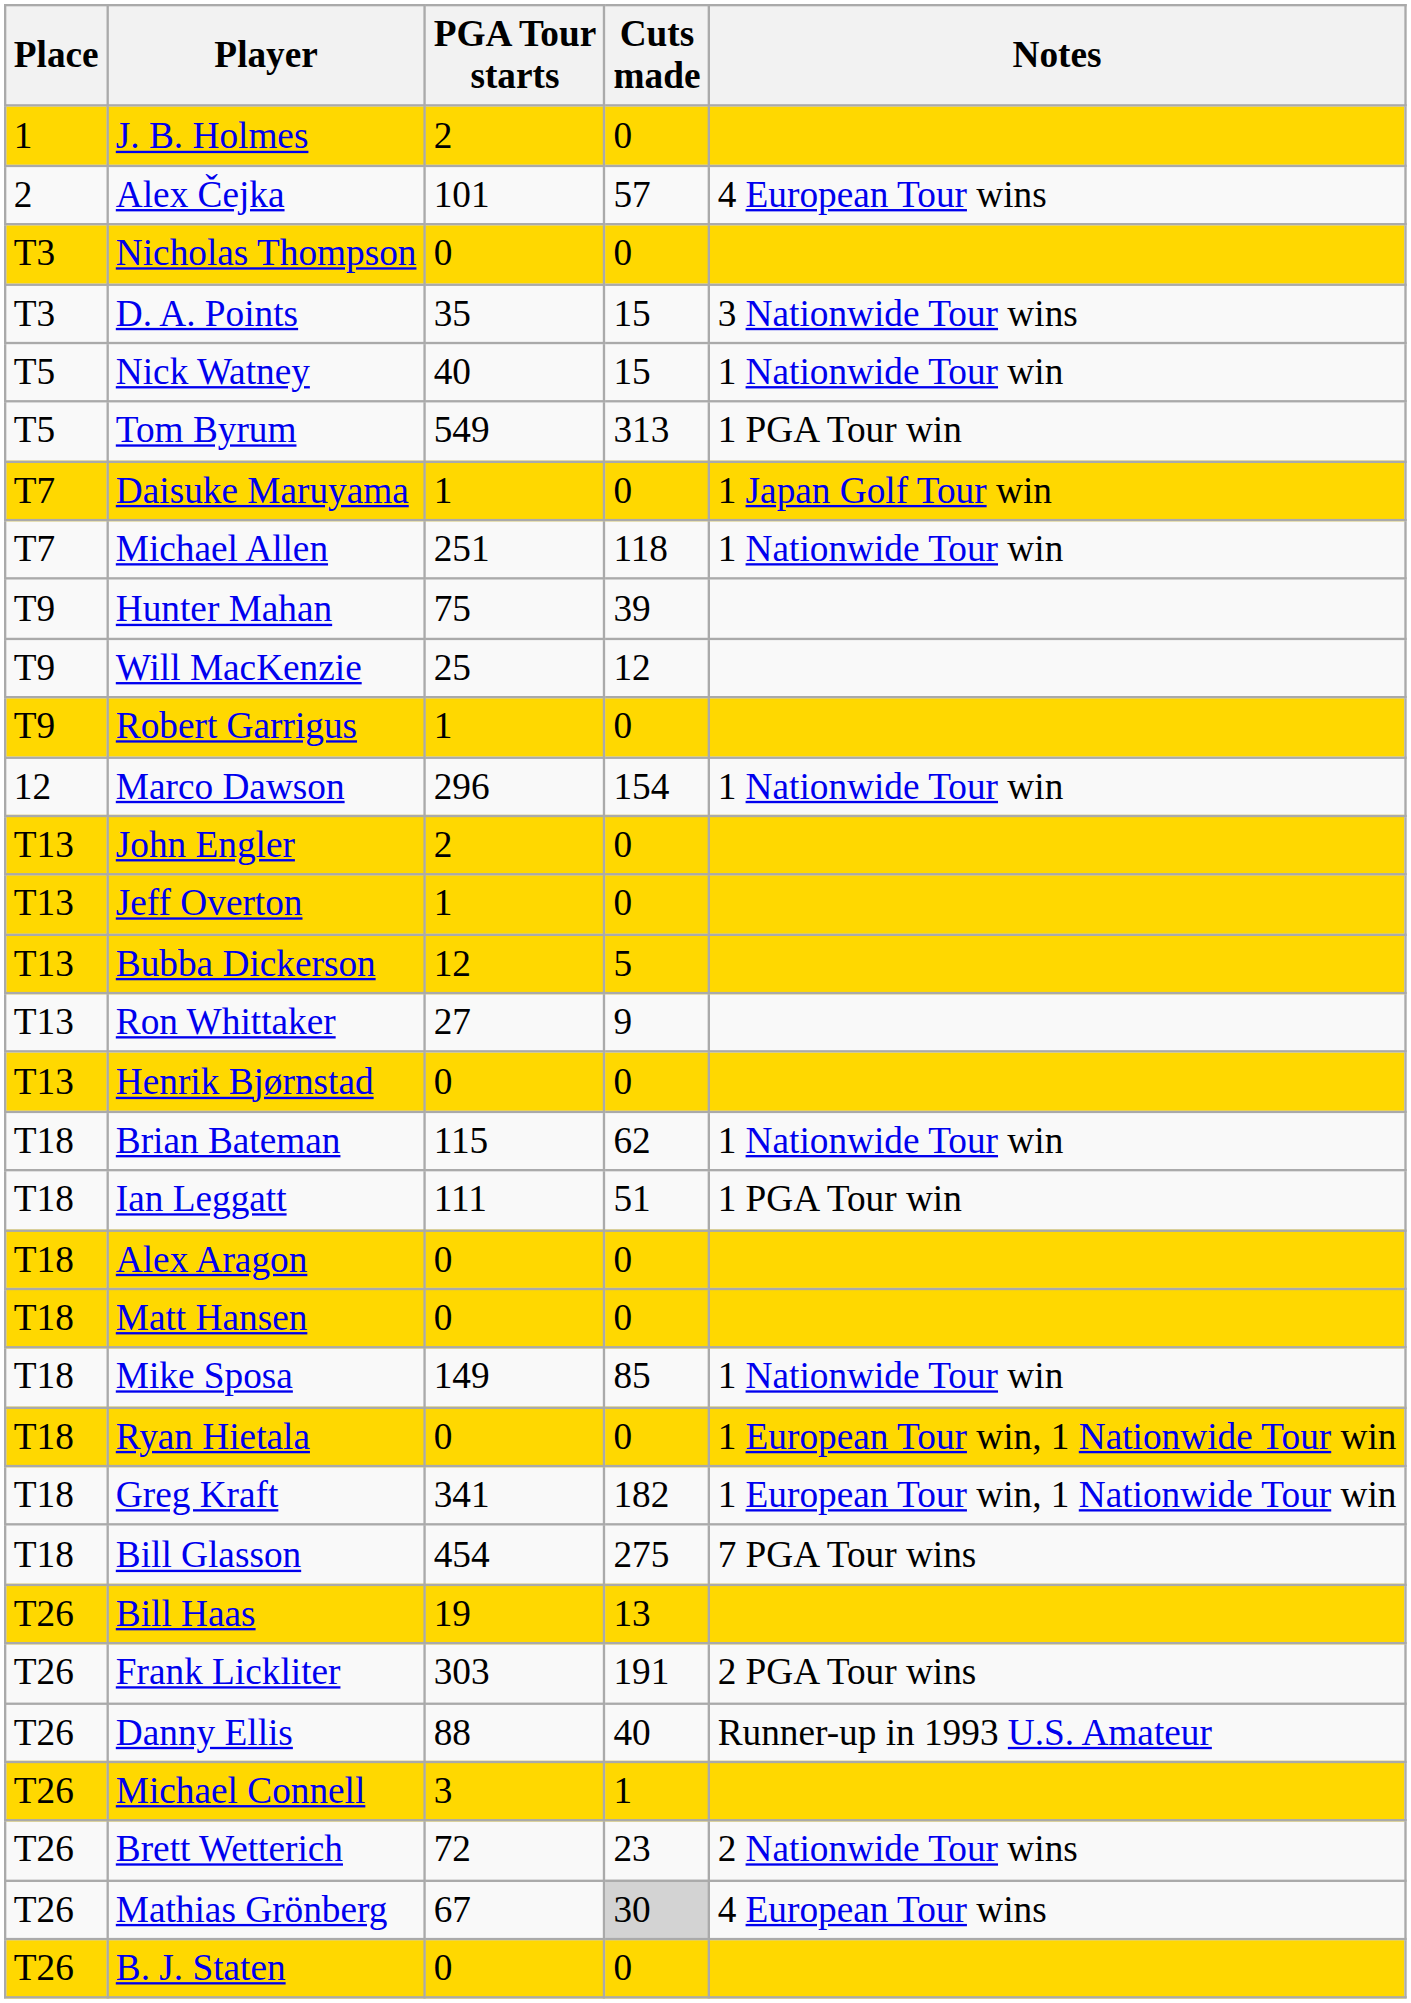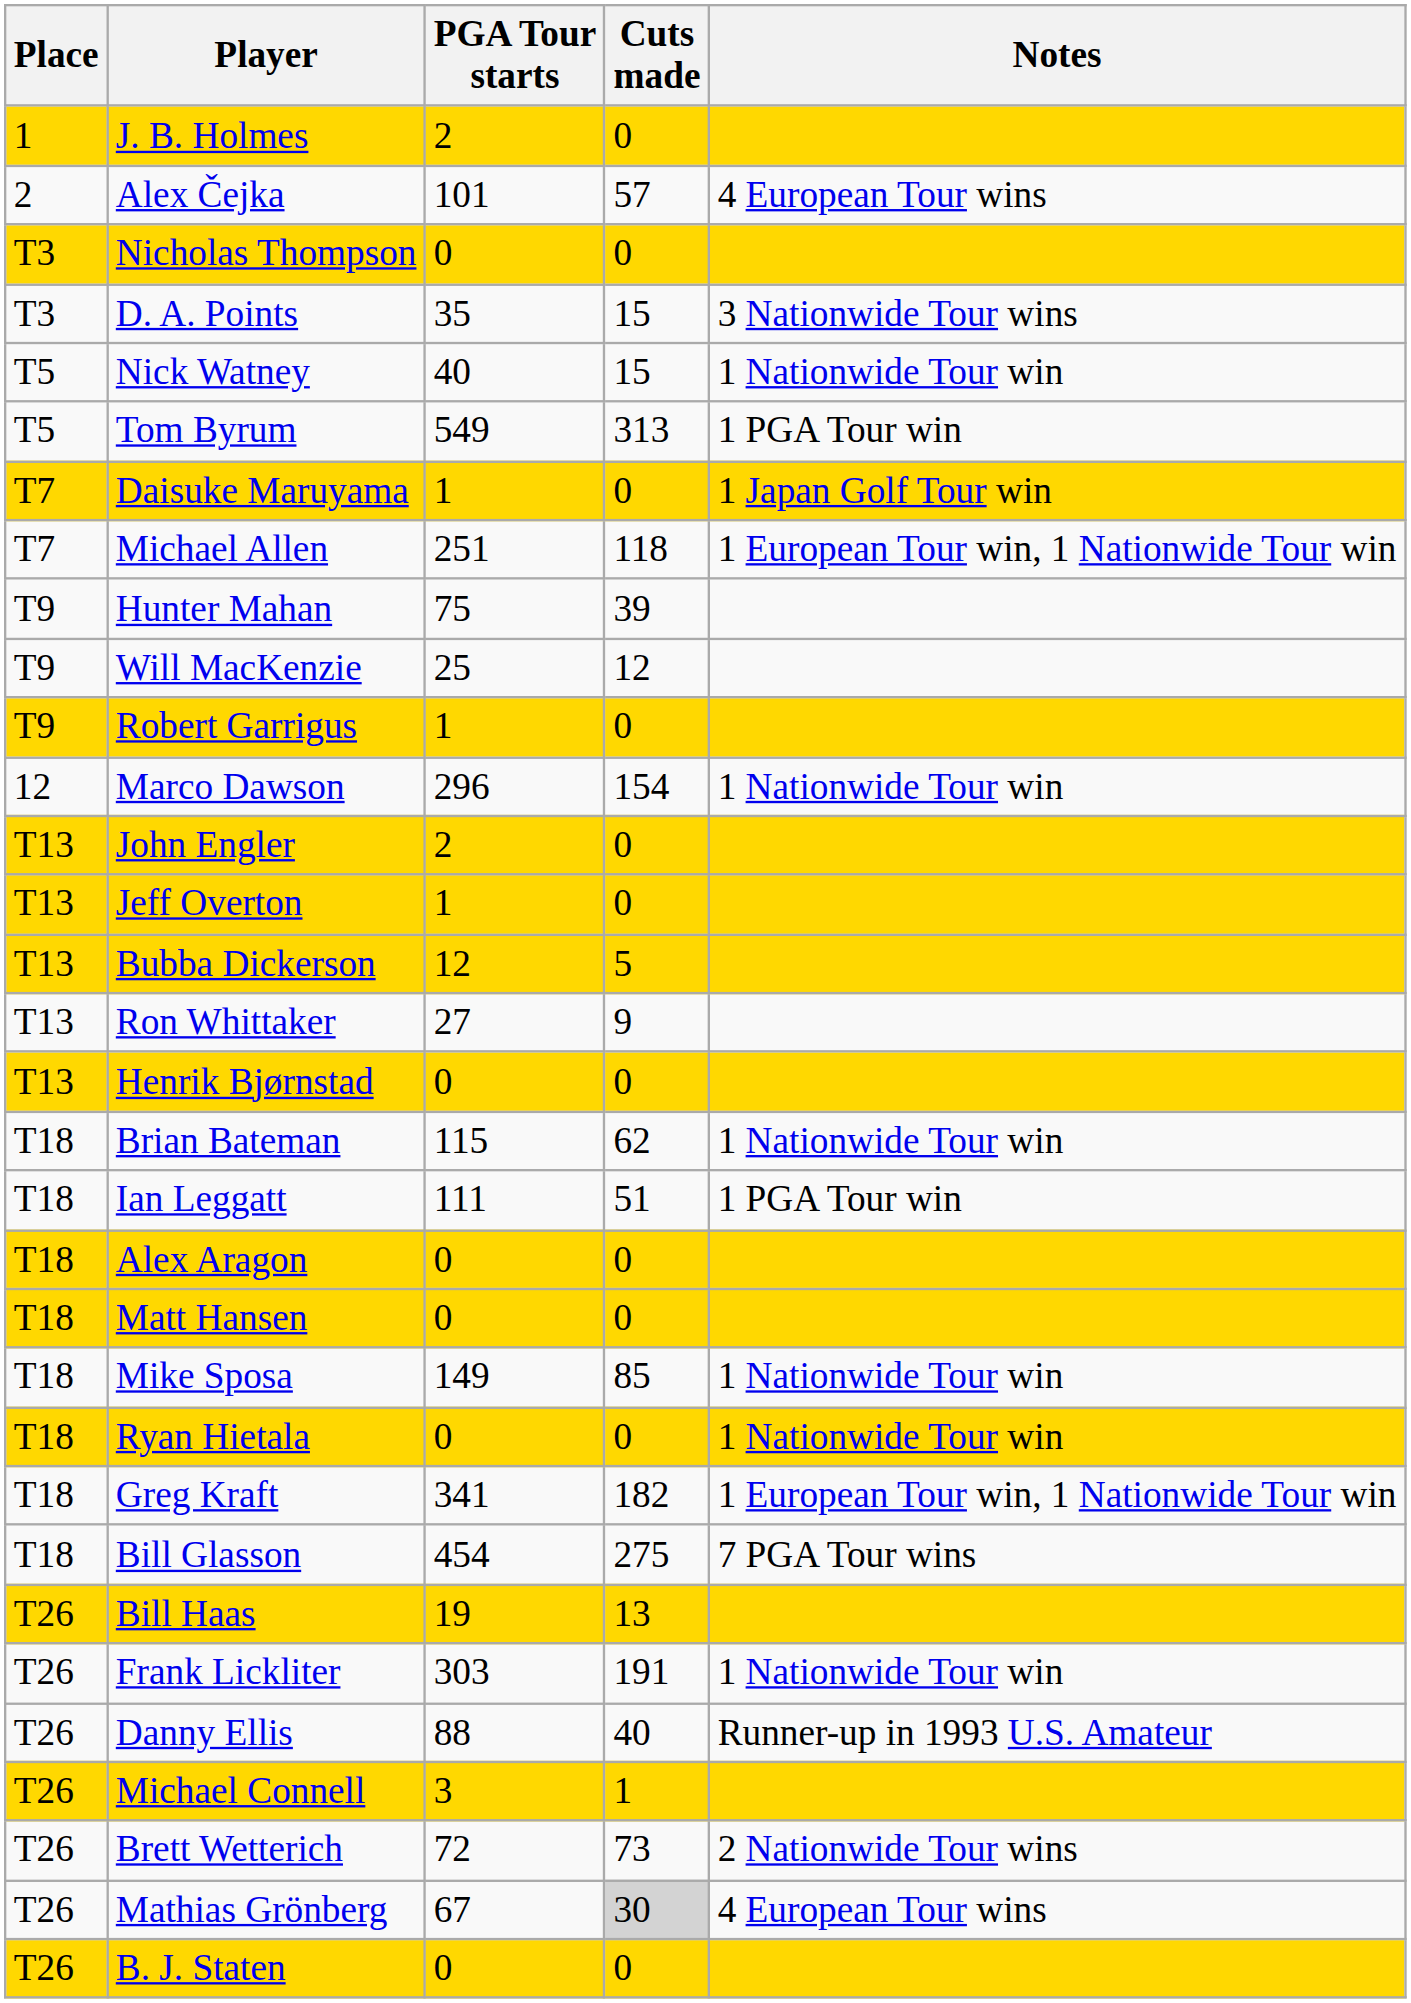(890, 548) 1 Nationwide Tour win -> (1057, 548) 1 European Tour win, 1 Nationwide Tour win
(1057, 1435) 1 European Tour win, 1 Nationwide Tour win -> (890, 1435) 1 Nationwide Tour win
(847, 1672) 2 PGA Tour wins -> (890, 1672) 1 Nationwide Tour win
(632, 1849) 23 -> (632, 1849) 73
